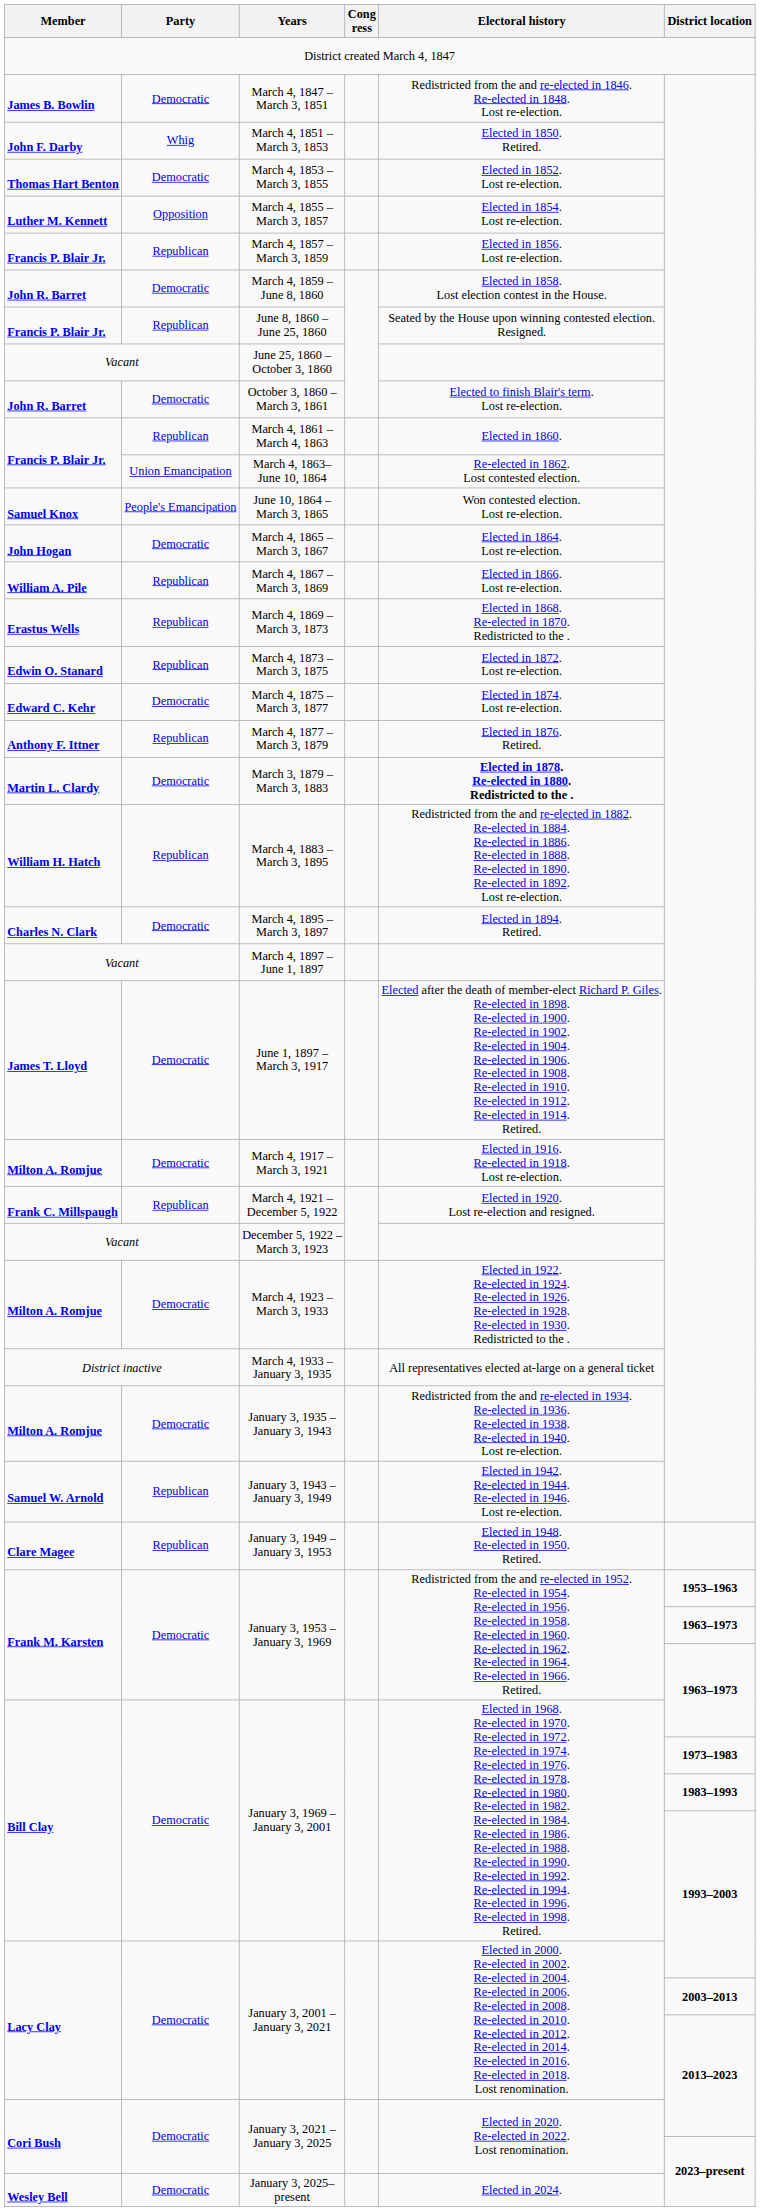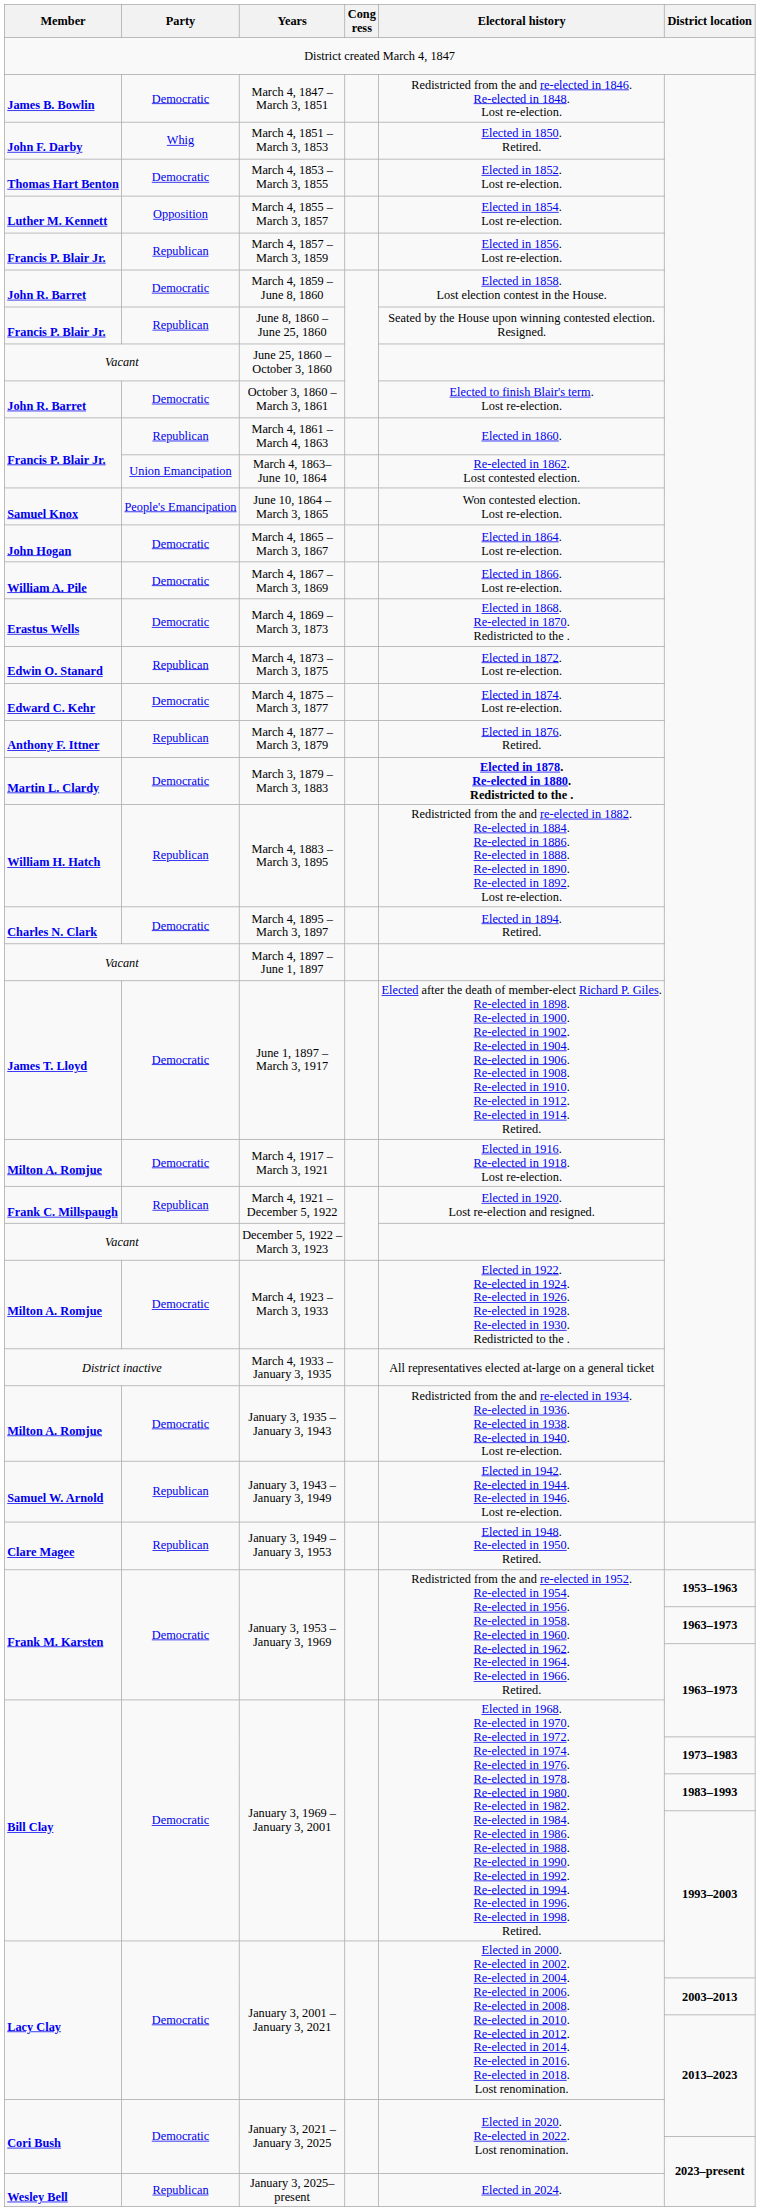(180, 580) Republican -> (180, 580) Democratic
(180, 622) Republican -> (180, 622) Democratic
(180, 2190) Democratic -> (180, 2190) Republican
